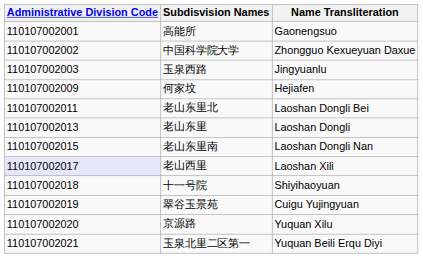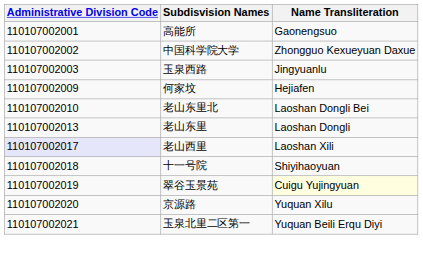(42, 108) 110107002011 -> (43, 108) 110107002010
- row: (190, 146)
(317, 205) no background -> (317, 185) lightyellow background
